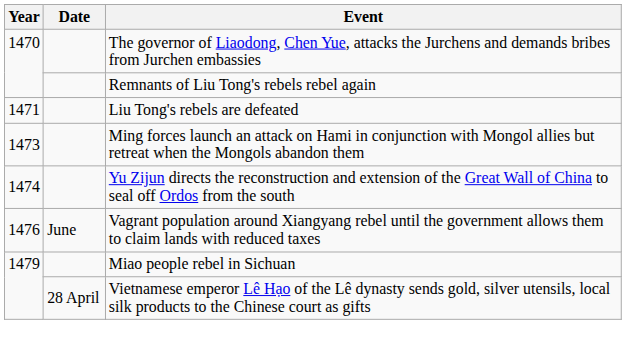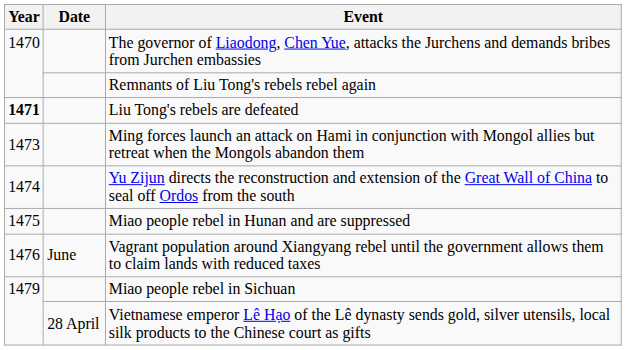(24, 110) normal -> (24, 110) bold
+ row: (259, 221)
